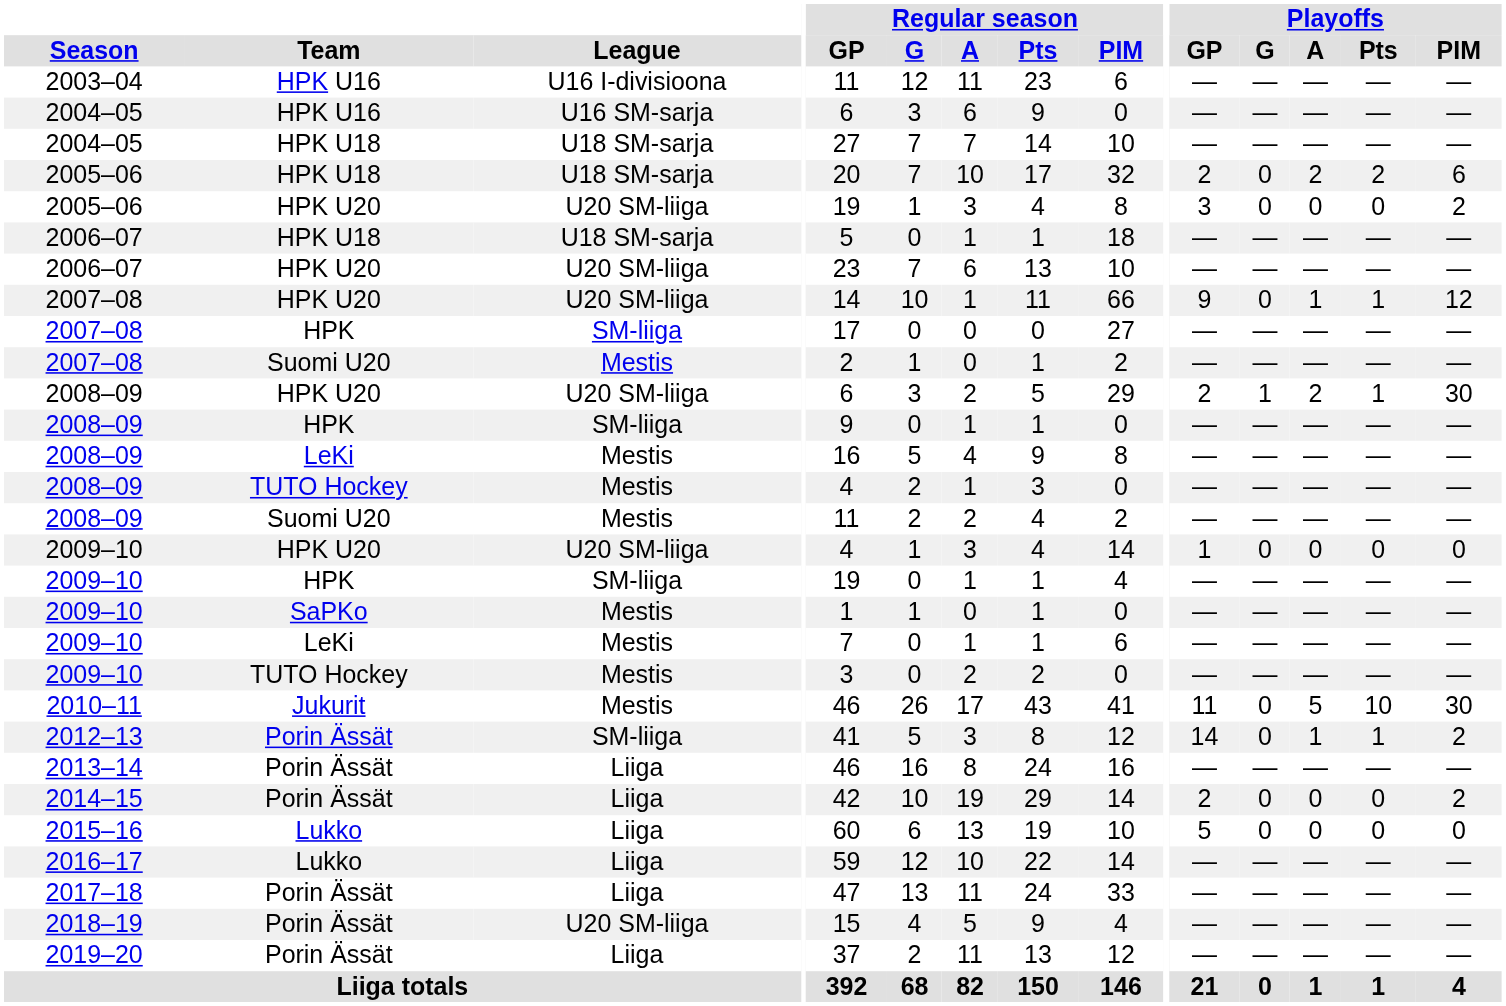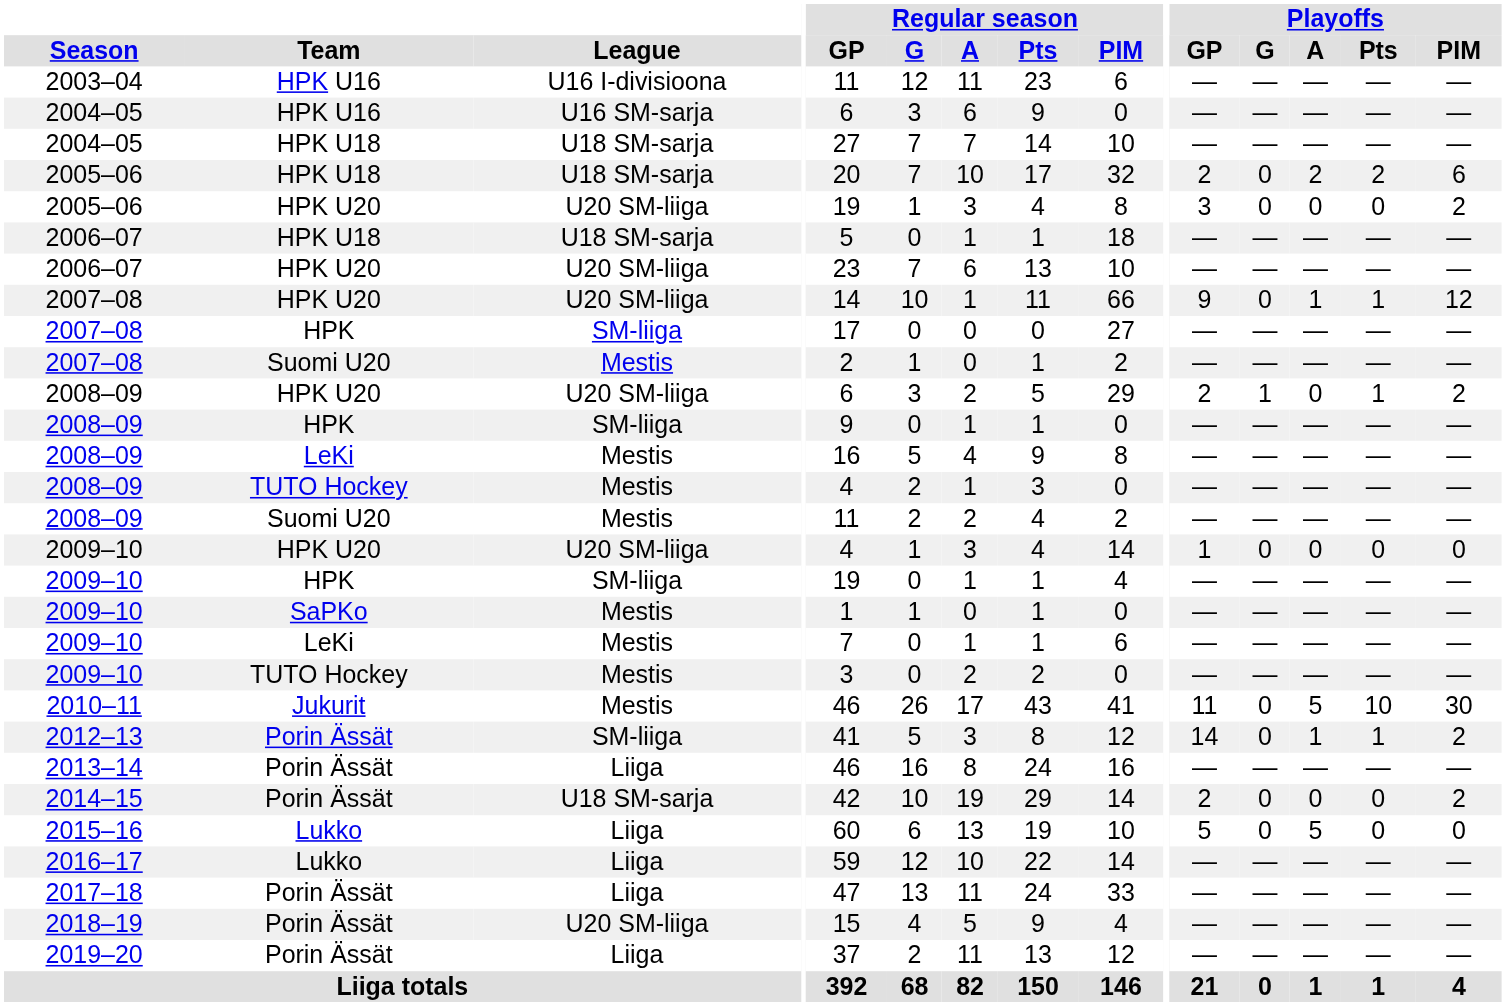(1315, 393) 2 -> (1315, 393) 0
(1459, 393) 30 -> (1459, 393) 2
(637, 799) Liiga -> (637, 799) U18 SM-sarja
(1315, 830) 0 -> (1315, 830) 5
